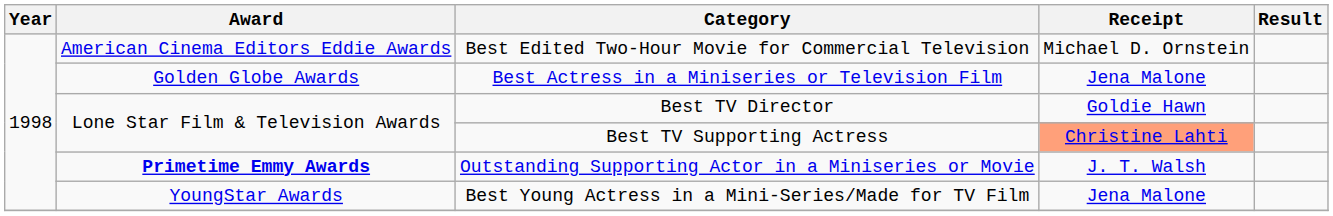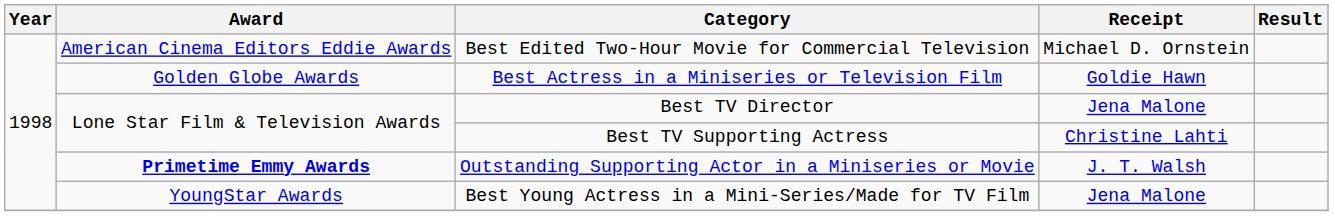(1146, 78) Jena Malone -> (1146, 78) Goldie Hawn
(1146, 108) Goldie Hawn -> (1146, 108) Jena Malone
(1146, 137) lightsalmon background -> (1146, 137) no background
